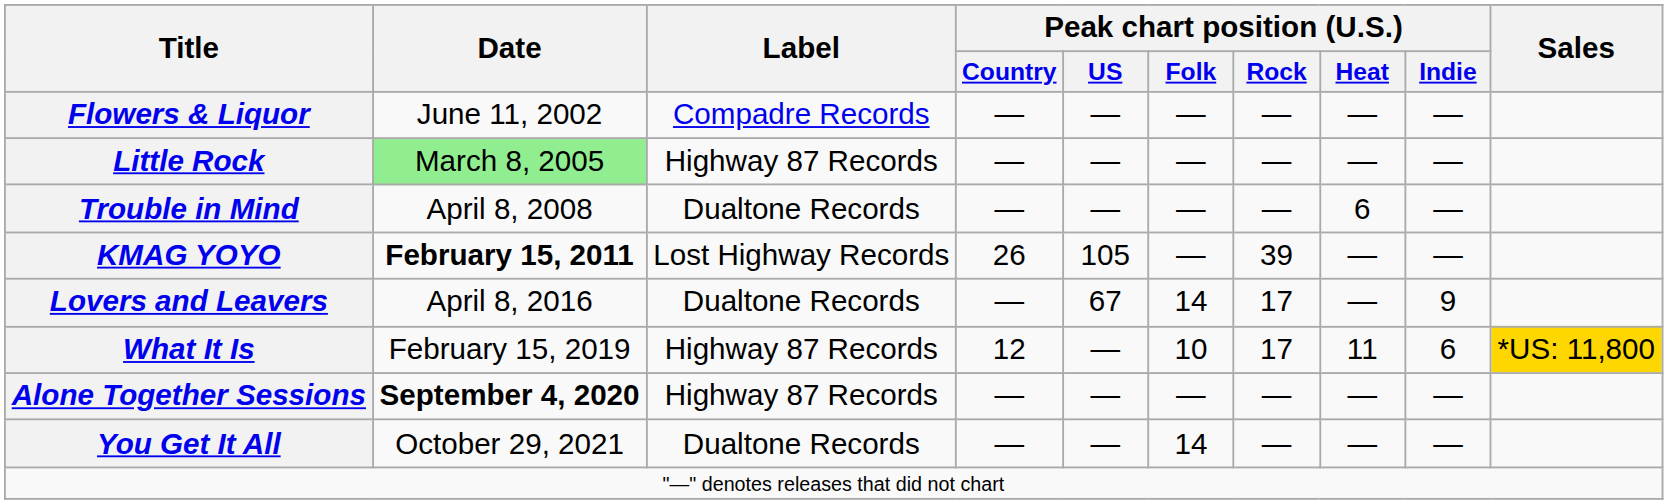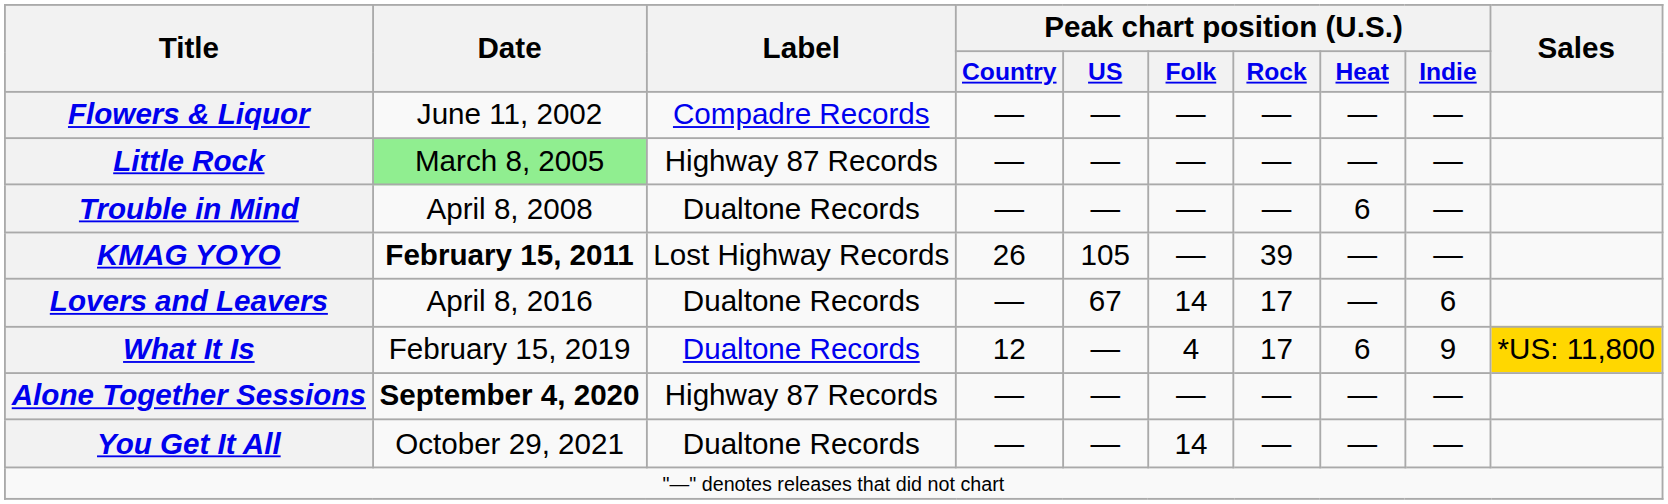(1448, 302) 9 -> (1448, 302) 6
(801, 349) Highway 87 Records -> (801, 349) Dualtone Records
(1191, 349) 10 -> (1191, 349) 4
(1362, 349) 11 -> (1362, 349) 6
(1448, 349) 6 -> (1448, 349) 9
